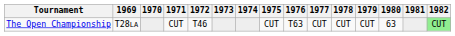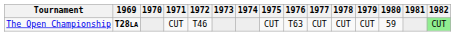(126, 25) normal -> (126, 25) bold
(391, 25) 63 -> (391, 25) 59
